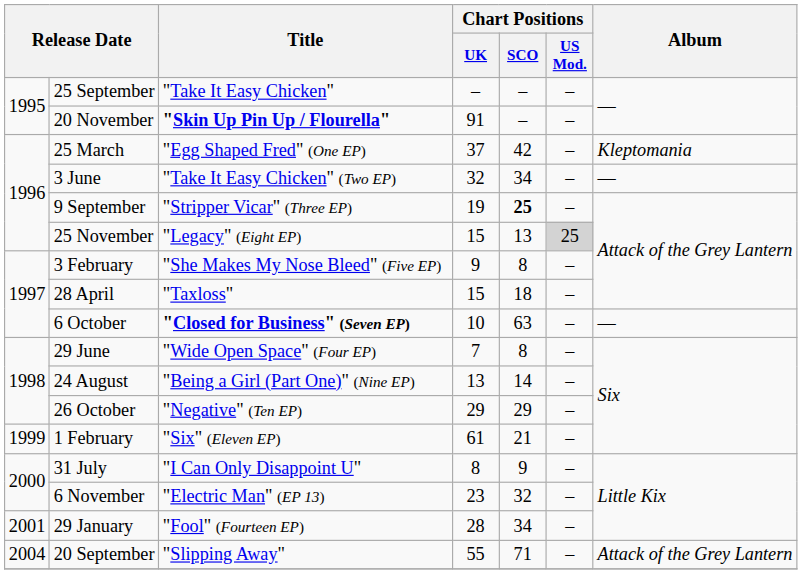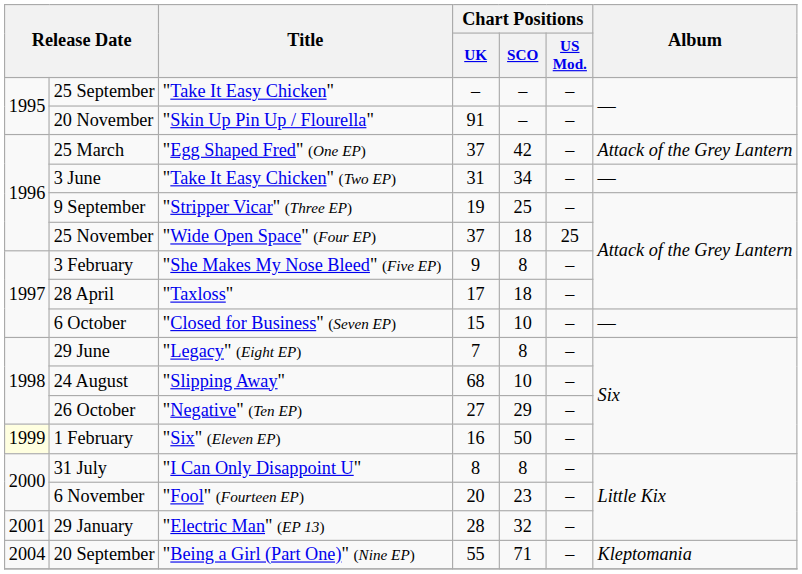(276, 120) bold -> (268, 120) normal
(645, 149) Kleptomania -> (695, 149) Attack of the Grey Lantern
(476, 178) 32 -> (476, 178) 31
(523, 207) bold -> (523, 207) normal
(232, 236) "Legacy" (Eight EP) -> (270, 236) "Wide Open Space" (Four EP)
(476, 236) 15 -> (476, 236) 37
(523, 236) 13 -> (523, 236) 18
(570, 236) lightgrey background -> (570, 236) no background
(476, 294) 15 -> (476, 294) 17
(286, 322) bold -> (280, 322) normal
(476, 322) 10 -> (476, 322) 15
(523, 322) 63 -> (523, 322) 10
(270, 351) "Wide Open Space" (Four EP) -> (232, 351) "Legacy" (Eight EP)
(289, 380) "Being a Girl (Part One)" (Nine EP) -> (224, 380) "Slipping Away"
(476, 380) 13 -> (476, 380) 68
(523, 380) 14 -> (523, 380) 10
(476, 409) 29 -> (476, 409) 27
(27, 438) no background -> (27, 438) lightyellow background
(476, 438) 61 -> (476, 438) 16
(523, 438) 21 -> (523, 438) 50
(523, 467) 9 -> (523, 467) 8
(244, 496) "Electric Man" (EP 13) -> (233, 496) "Fool" (Fourteen EP)
(476, 496) 23 -> (476, 496) 20
(523, 496) 32 -> (523, 496) 23
(233, 525) "Fool" (Fourteen EP) -> (244, 525) "Electric Man" (EP 13)
(523, 525) 34 -> (523, 525) 32
(224, 554) "Slipping Away" -> (289, 554) "Being a Girl (Part One)" (Nine EP)
(695, 554) Attack of the Grey Lantern -> (645, 554) Kleptomania
